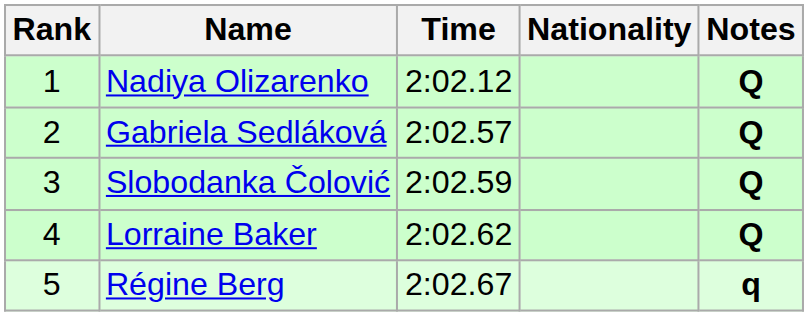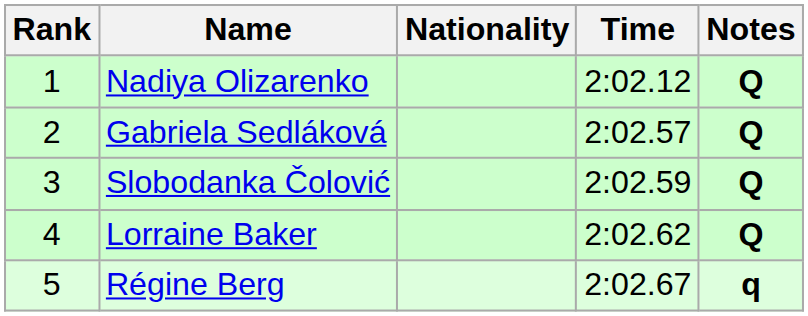columns swapped: (609, 30) <-> (459, 30)
